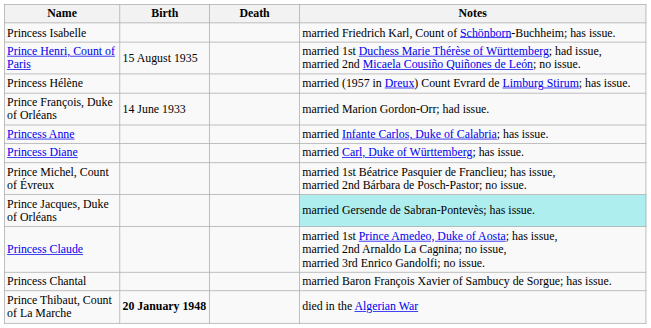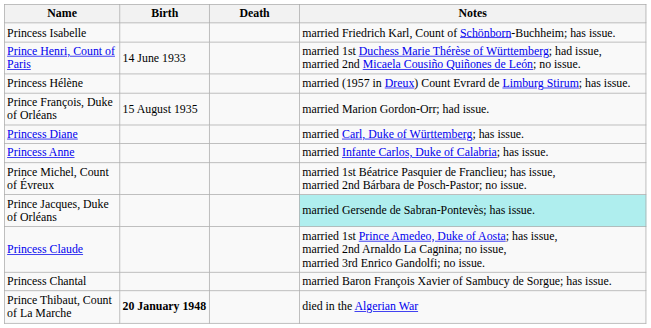(160, 58) 15 August 1935 -> (154, 58) 14 June 1933
(154, 108) 14 June 1933 -> (160, 108) 15 August 1935
rows swapped: (41, 134) <-> (42, 153)
